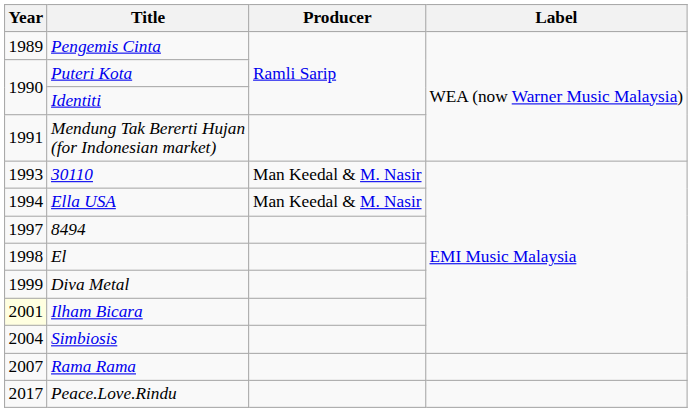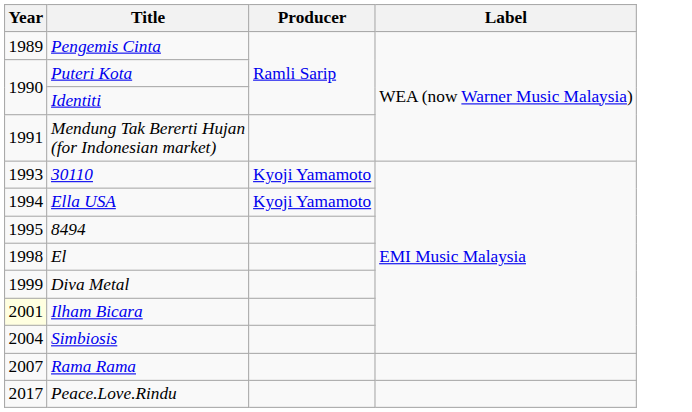(337, 174) Man Keedal & M. Nasir -> (312, 174) Kyoji Yamamoto
(337, 202) Man Keedal & M. Nasir -> (312, 202) Kyoji Yamamoto
(26, 229) 1997 -> (26, 229) 1995
